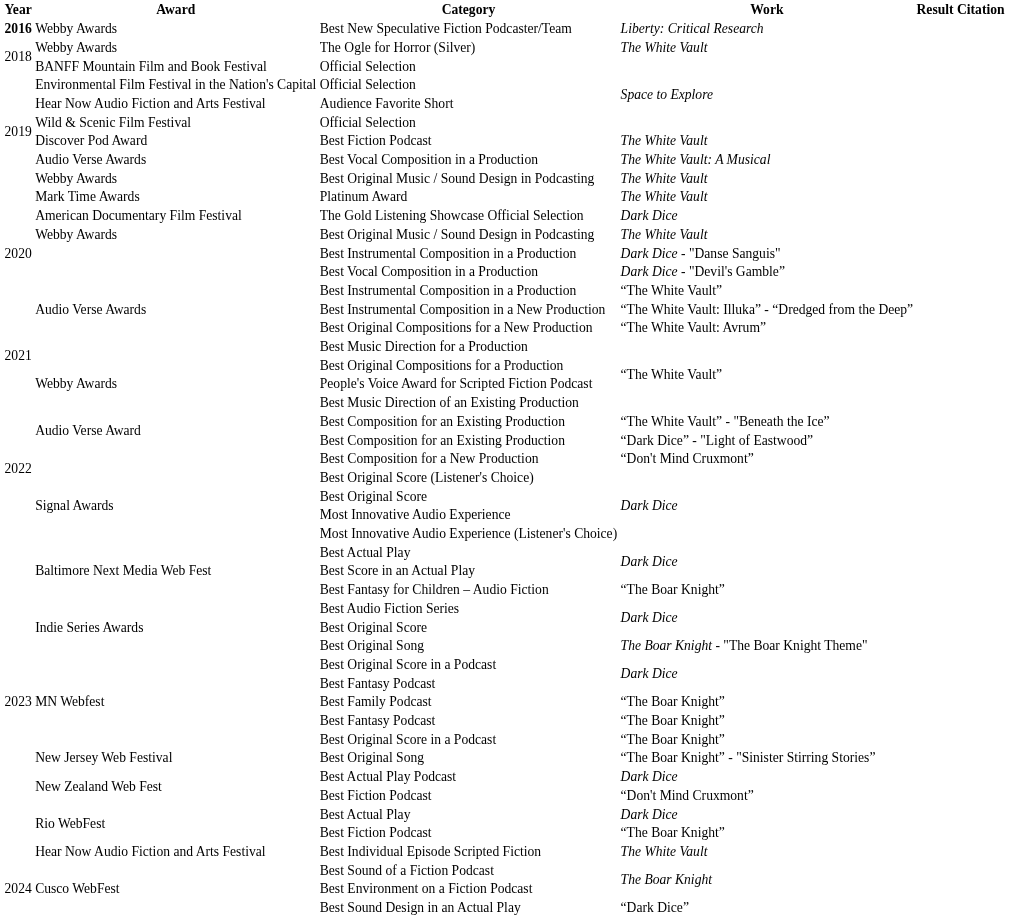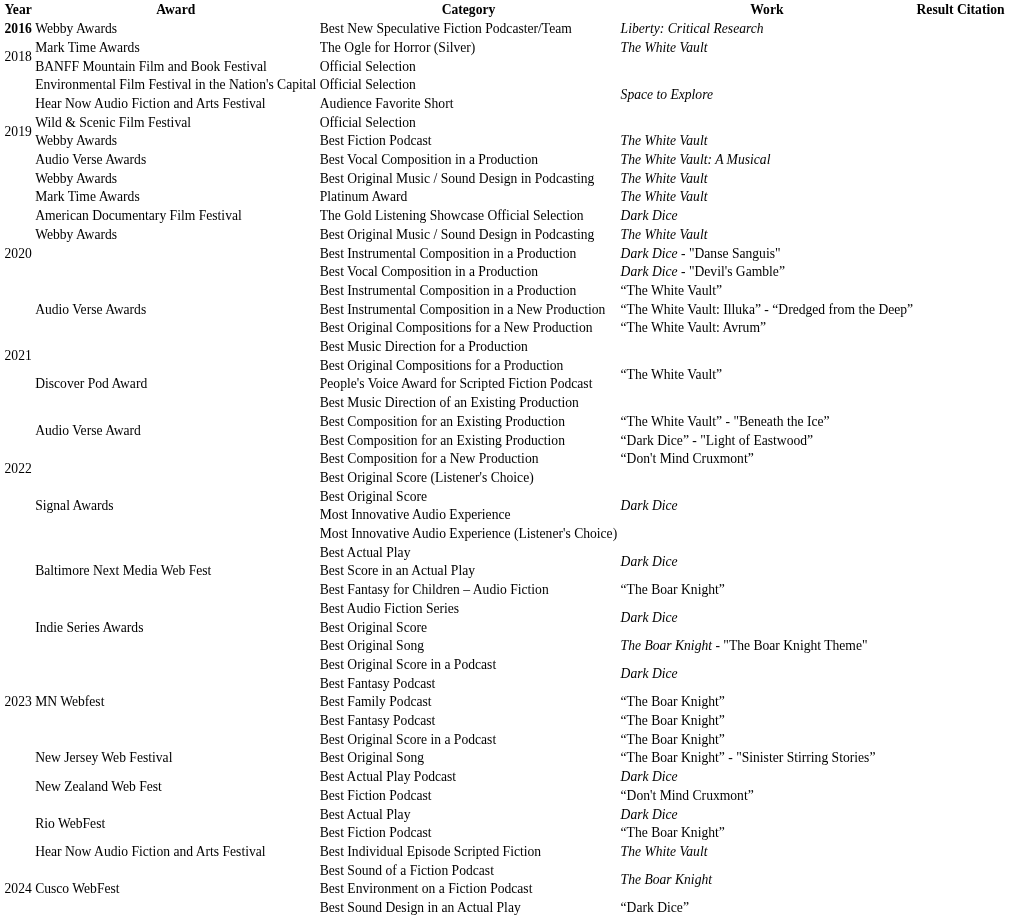(76, 47) Webby Awards -> (87, 47) Mark Time Awards
(91, 141) Discover Pod Award -> (76, 141) Webby Awards
(76, 384) Webby Awards -> (91, 384) Discover Pod Award
